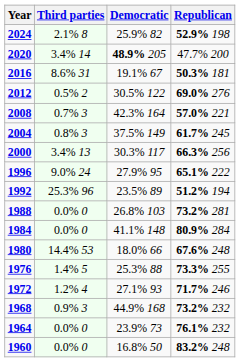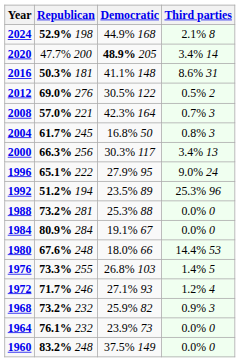columns swapped: (203, 15) <-> (71, 15)
(139, 34) 25.9% 82 -> (130, 34) 44.9% 168
(139, 73) 19.1% 67 -> (130, 73) 41.1% 148
(139, 132) 37.5% 149 -> (130, 132) 16.8% 50
(139, 210) 26.8% 103 -> (130, 210) 25.3% 88
(139, 230) 41.1% 148 -> (130, 230) 19.1% 67
(139, 269) 25.3% 88 -> (130, 269) 26.8% 103
(139, 308) 44.9% 168 -> (130, 308) 25.9% 82
(139, 347) 16.8% 50 -> (130, 347) 37.5% 149
